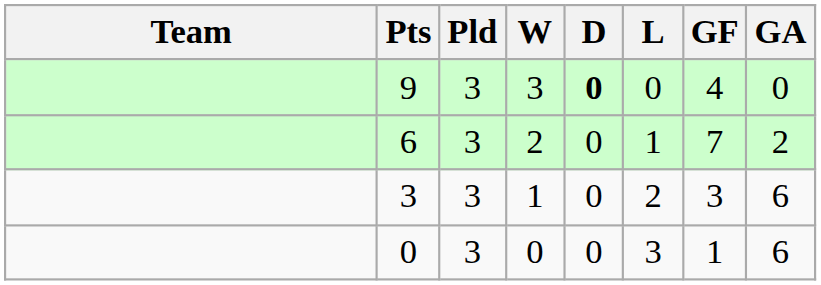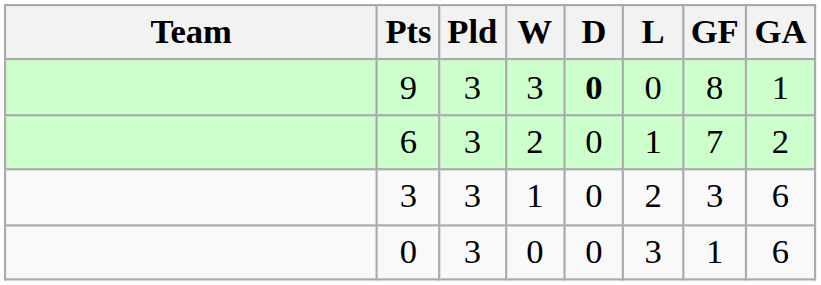(715, 86) 4 -> (715, 86) 8
(780, 86) 0 -> (780, 86) 1
